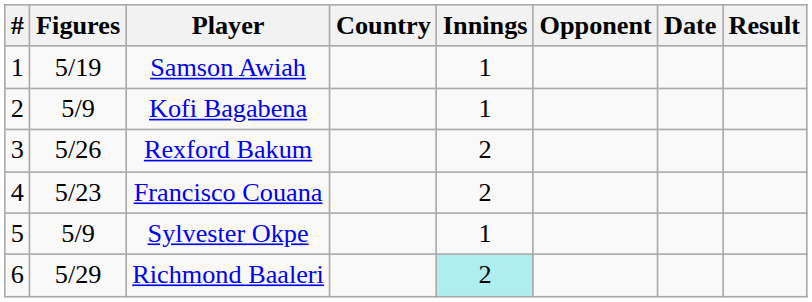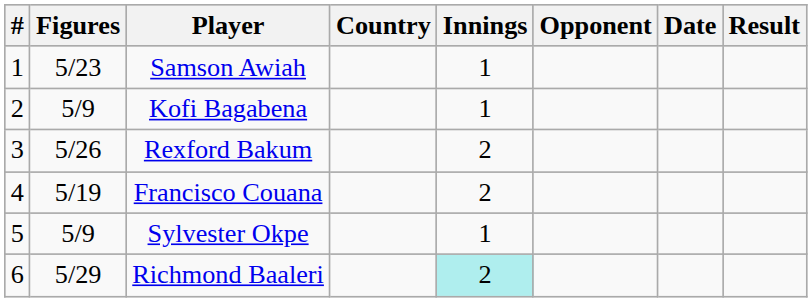(78, 66) 5/19 -> (78, 66) 5/23
(78, 191) 5/23 -> (78, 191) 5/19
